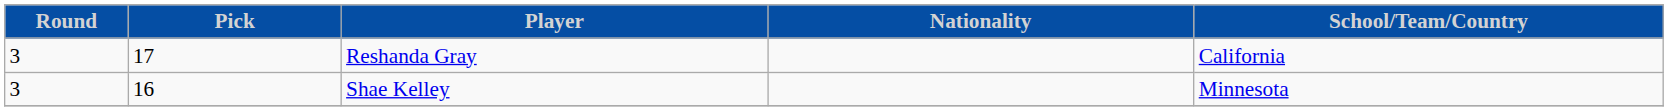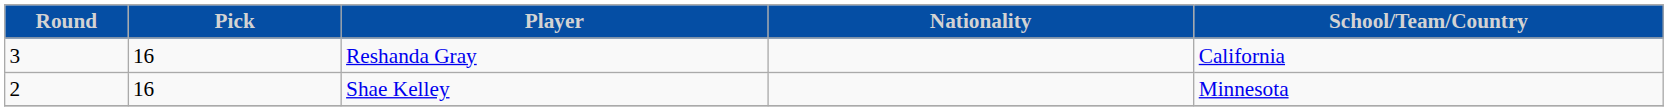(144, 55) 17 -> (144, 55) 16
(15, 88) 3 -> (15, 88) 2
